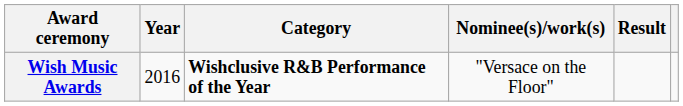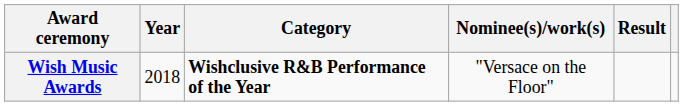(162, 76) 2016 -> (162, 76) 2018
